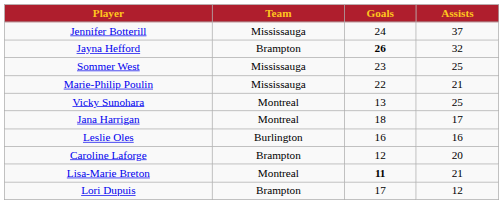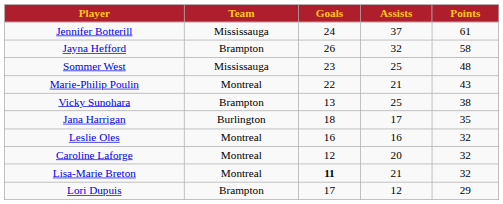+ column: (465, 13)
(380, 48) bold -> (329, 48) normal
(278, 84) Mississauga -> (241, 84) Montreal
(278, 102) Montreal -> (241, 102) Brampton
(278, 119) Montreal -> (241, 119) Burlington
(278, 137) Burlington -> (241, 137) Montreal
(278, 155) Brampton -> (241, 155) Montreal
